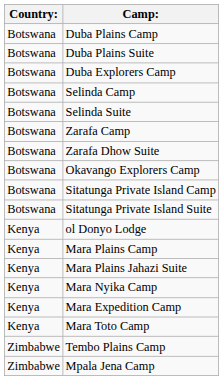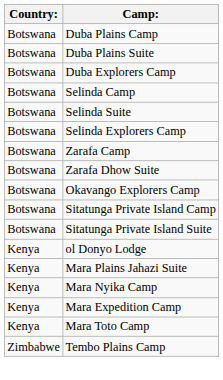+ row: (126, 131)
- row: (111, 248)
- row: (110, 365)
